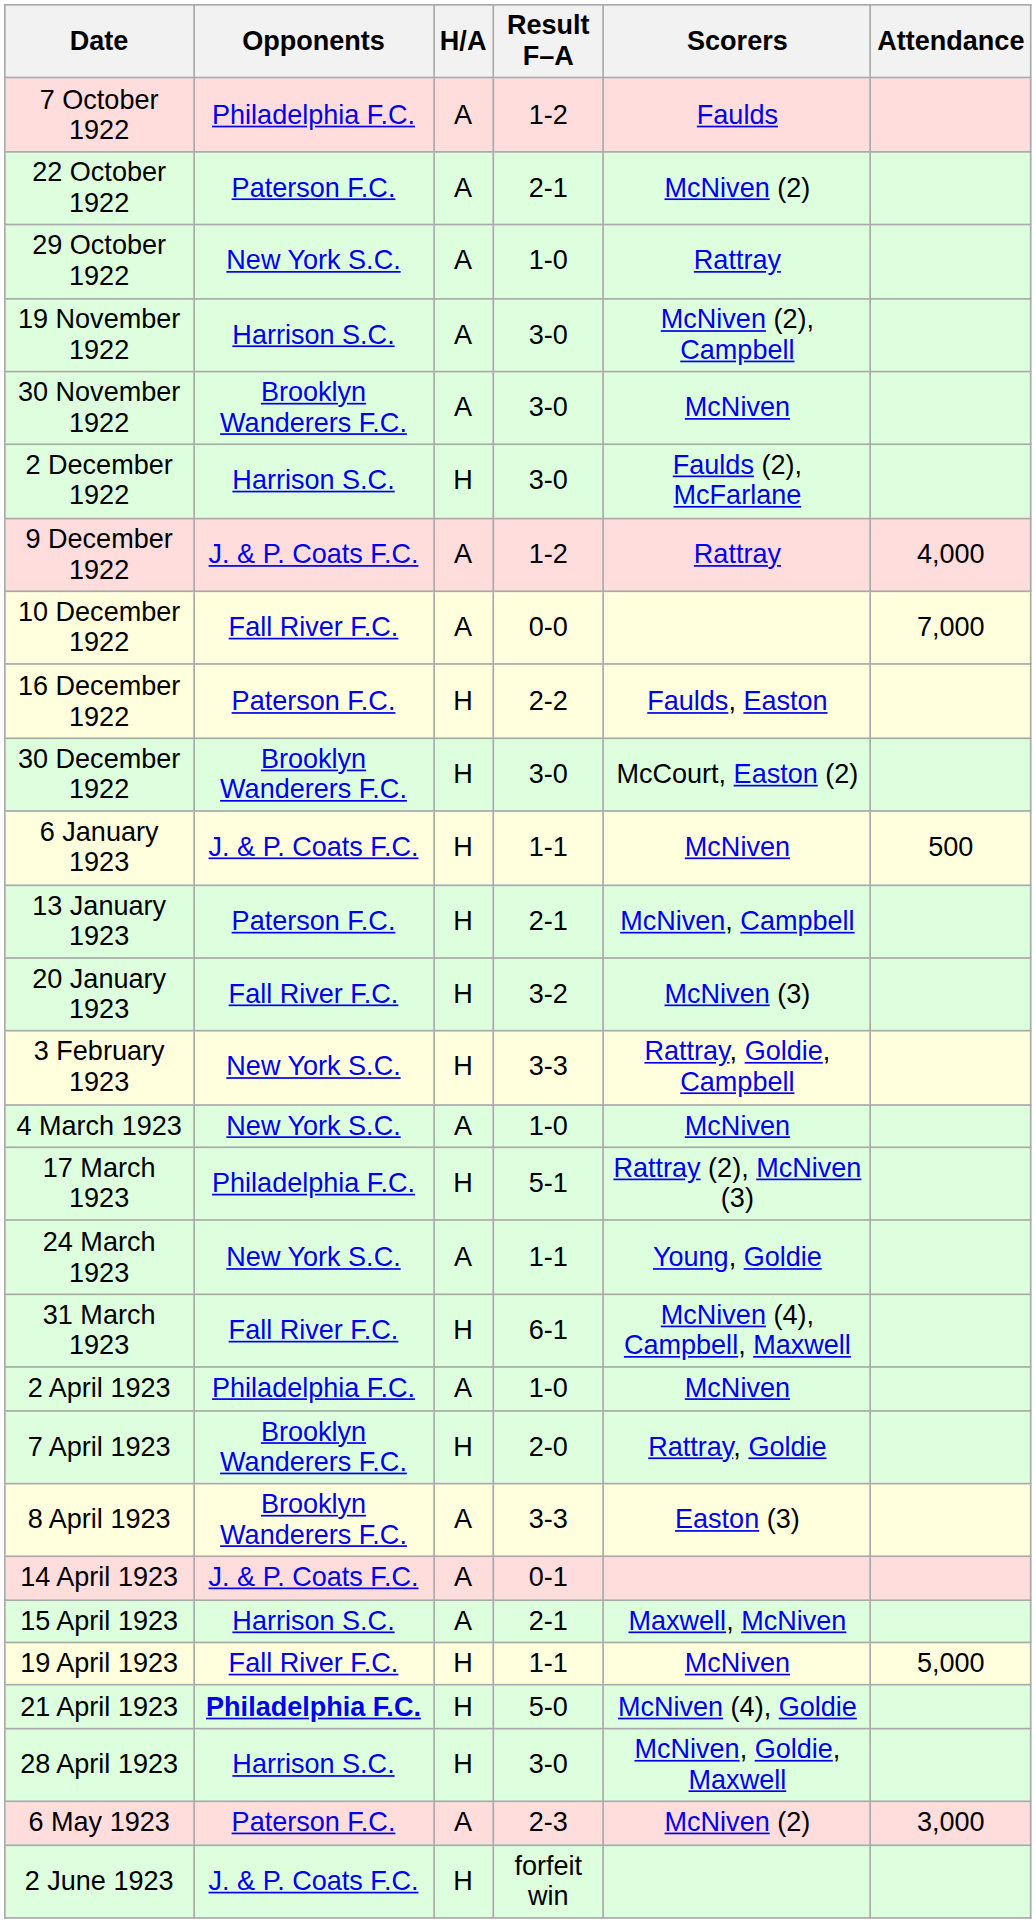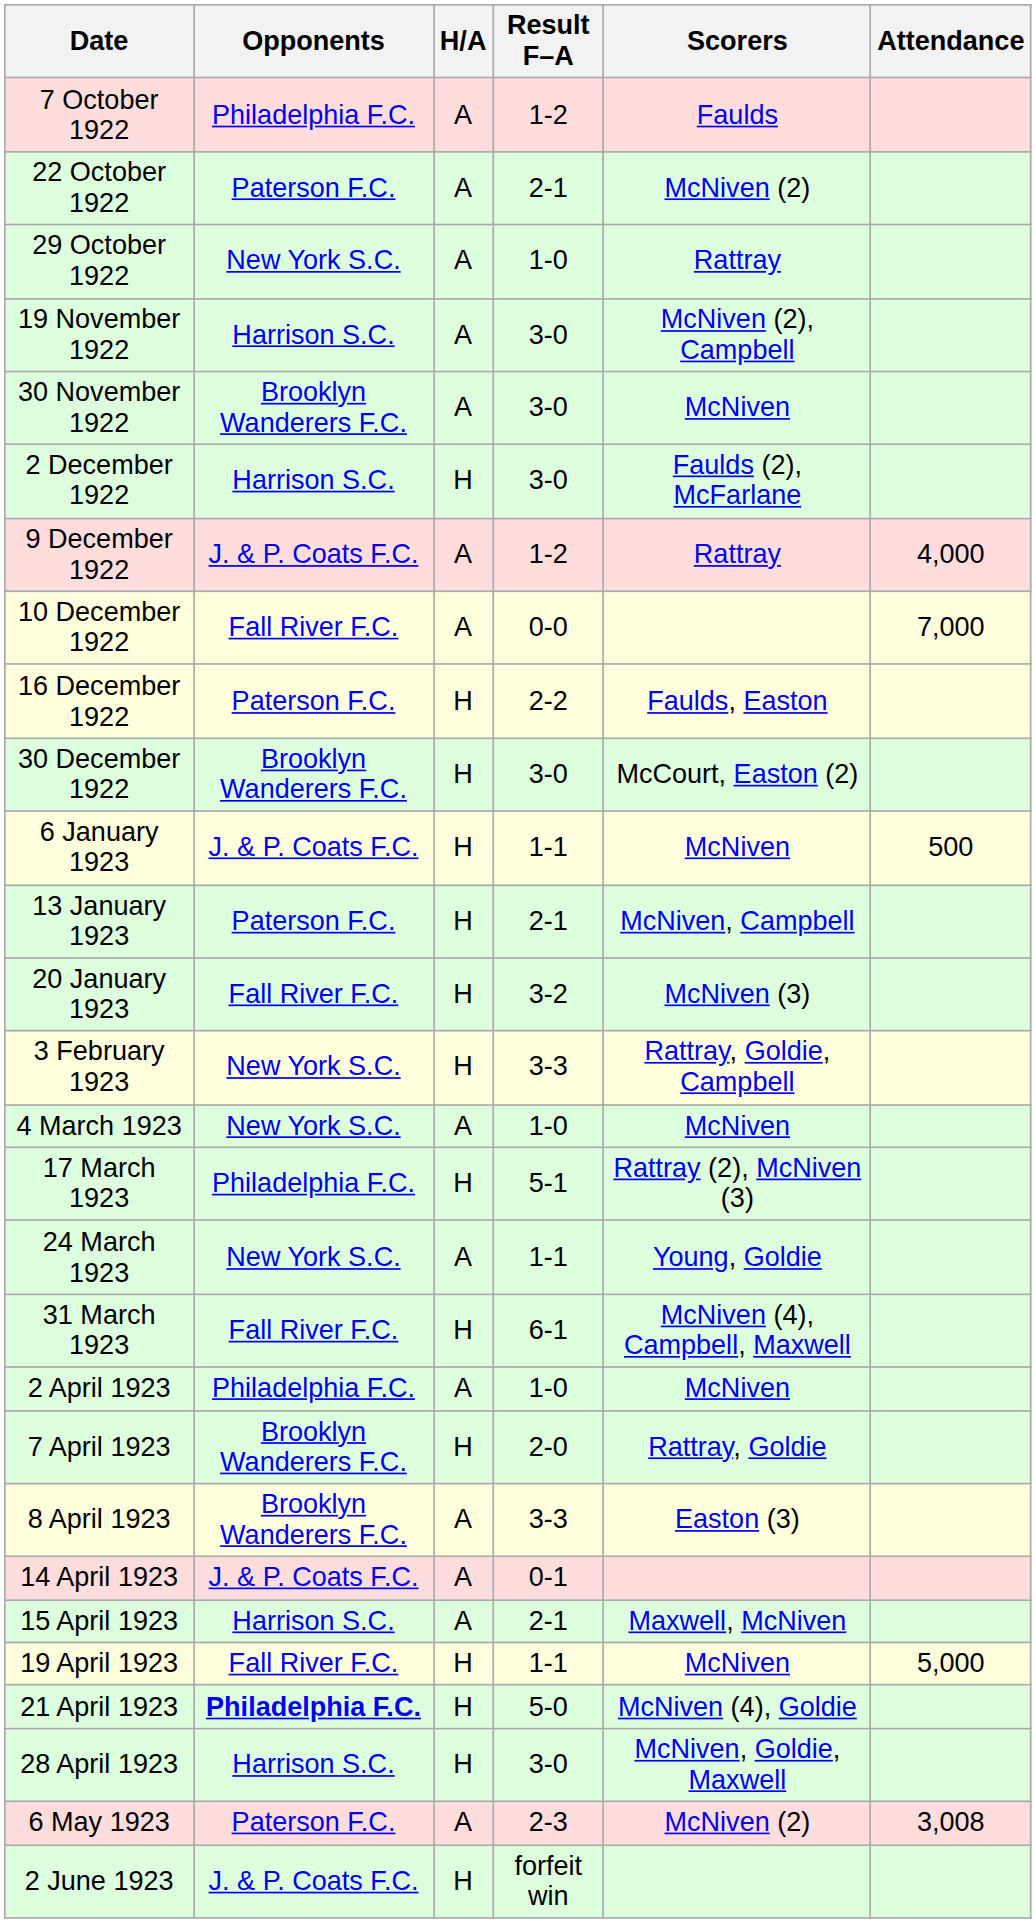(951, 1822) 3,000 -> (951, 1822) 3,008
